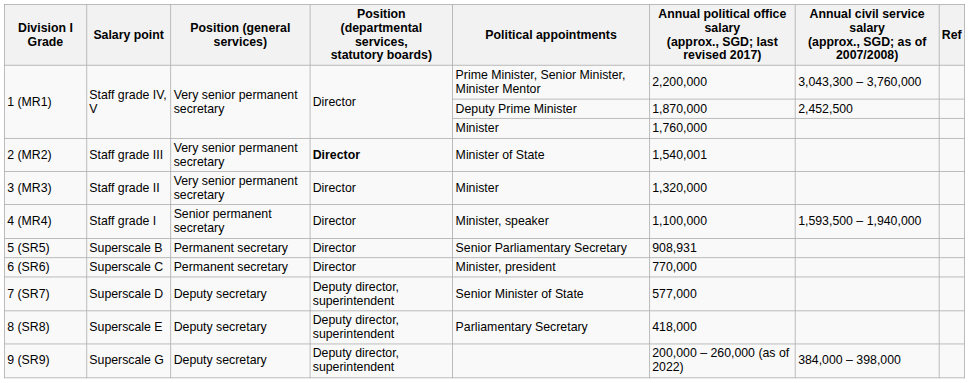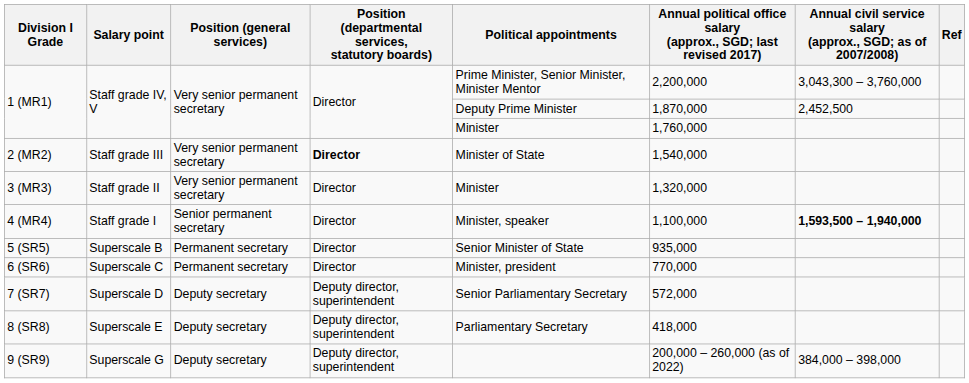(680, 154) 1,540,001 -> (680, 154) 1,540,000
(860, 221) normal -> (860, 221) bold
(541, 248) Senior Parliamentary Secretary -> (520, 248) Senior Minister of State
(674, 248) 908,931 -> (674, 248) 935,000
(520, 294) Senior Minister of State -> (541, 294) Senior Parliamentary Secretary
(674, 294) 577,000 -> (674, 294) 572,000
